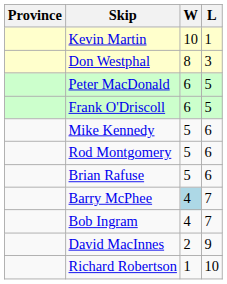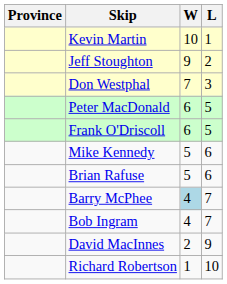+ row: (111, 61)
(187, 61) 8 -> (187, 84) 7
- row: (120, 152)
